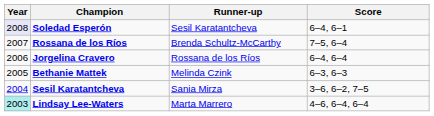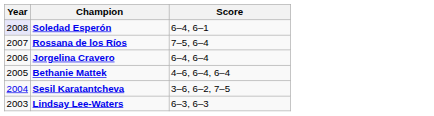- column: (238, 12)
(328, 73) 6–3, 6–3 -> (201, 73) 4–6, 6–4, 6–4
(17, 104) paleturquoise background -> (17, 104) no background
(339, 104) 4–6, 6–4, 6–4 -> (190, 104) 6–3, 6–3
